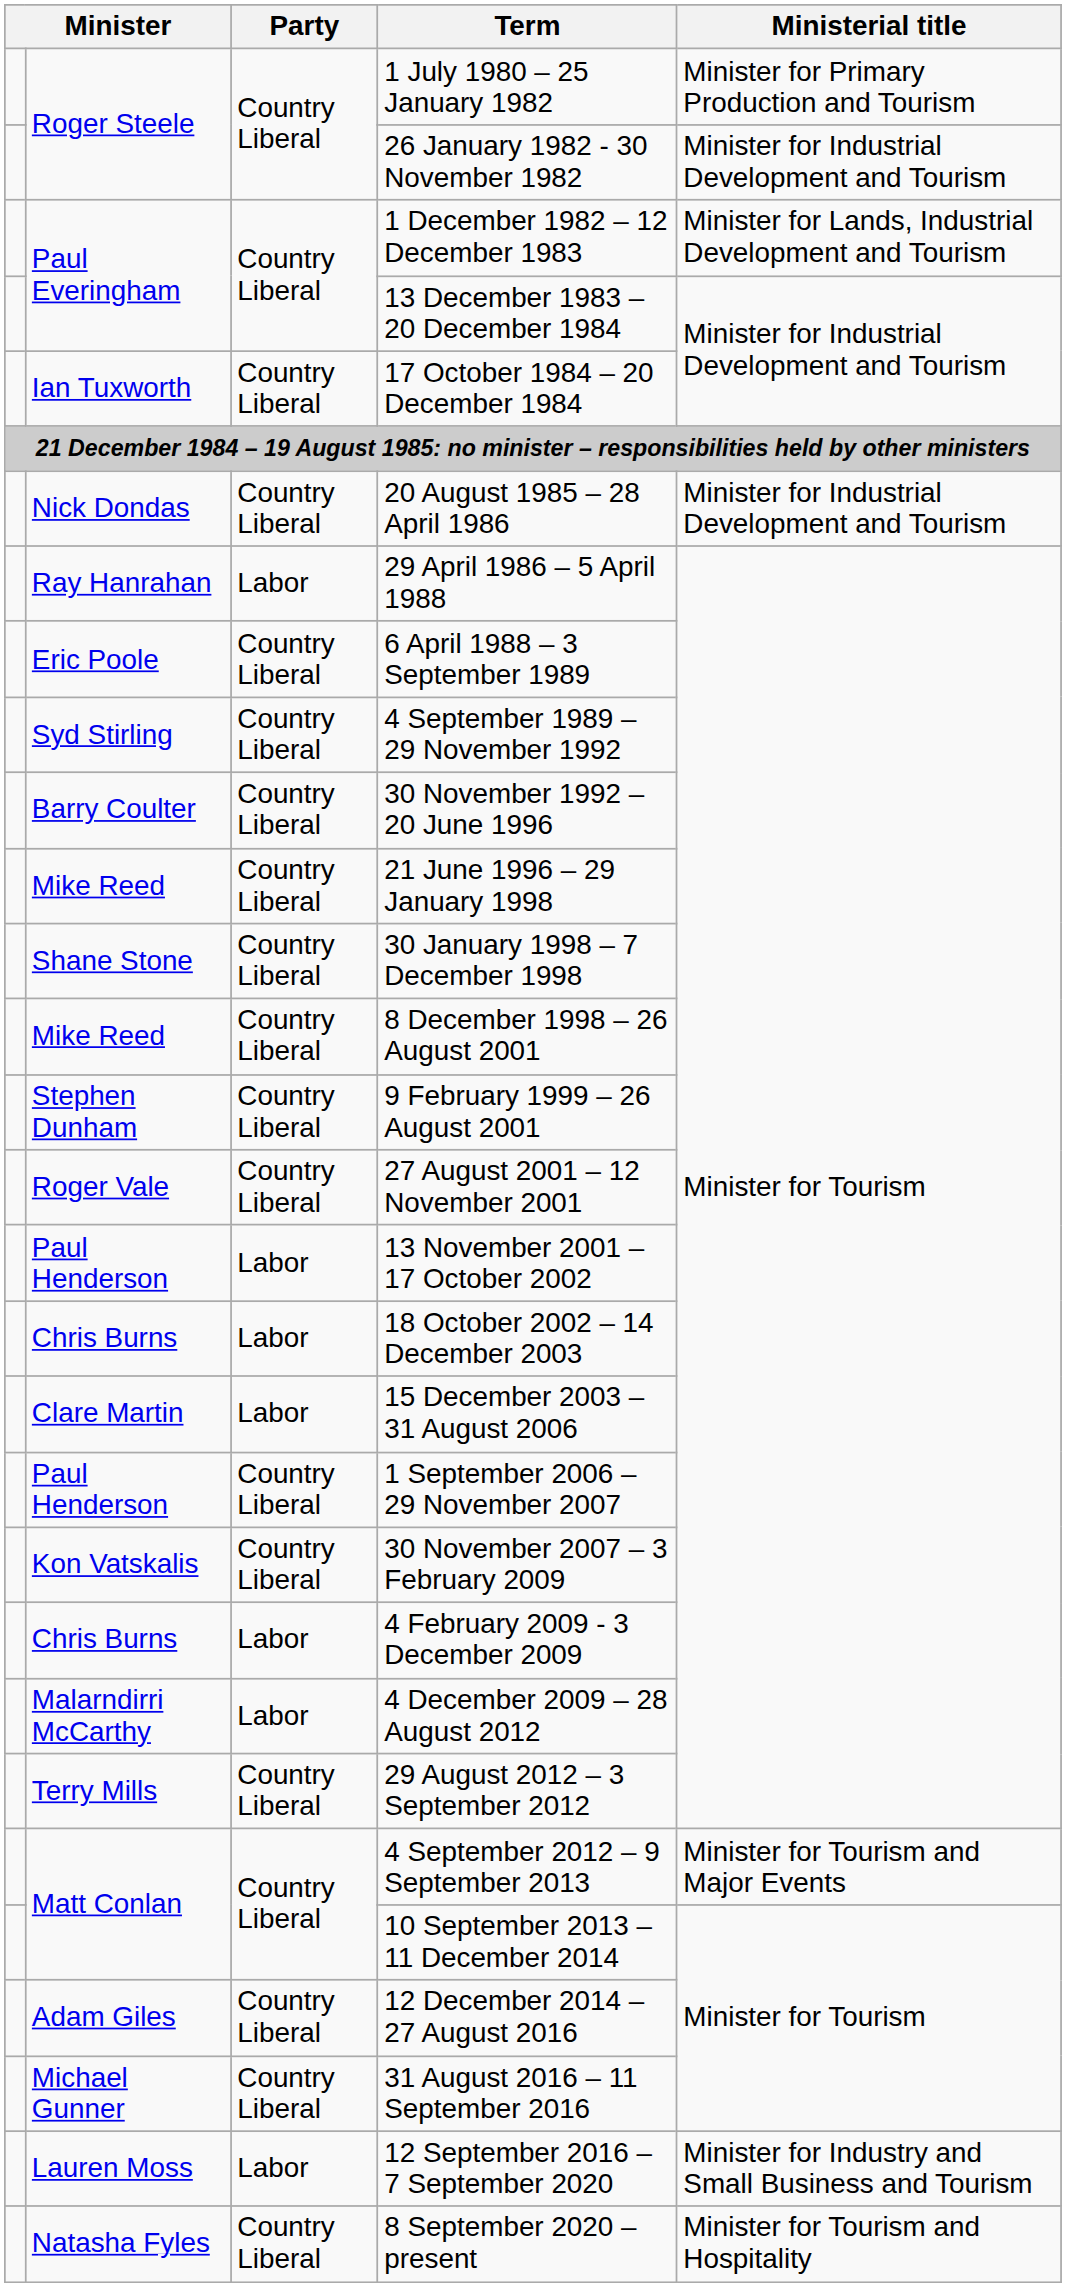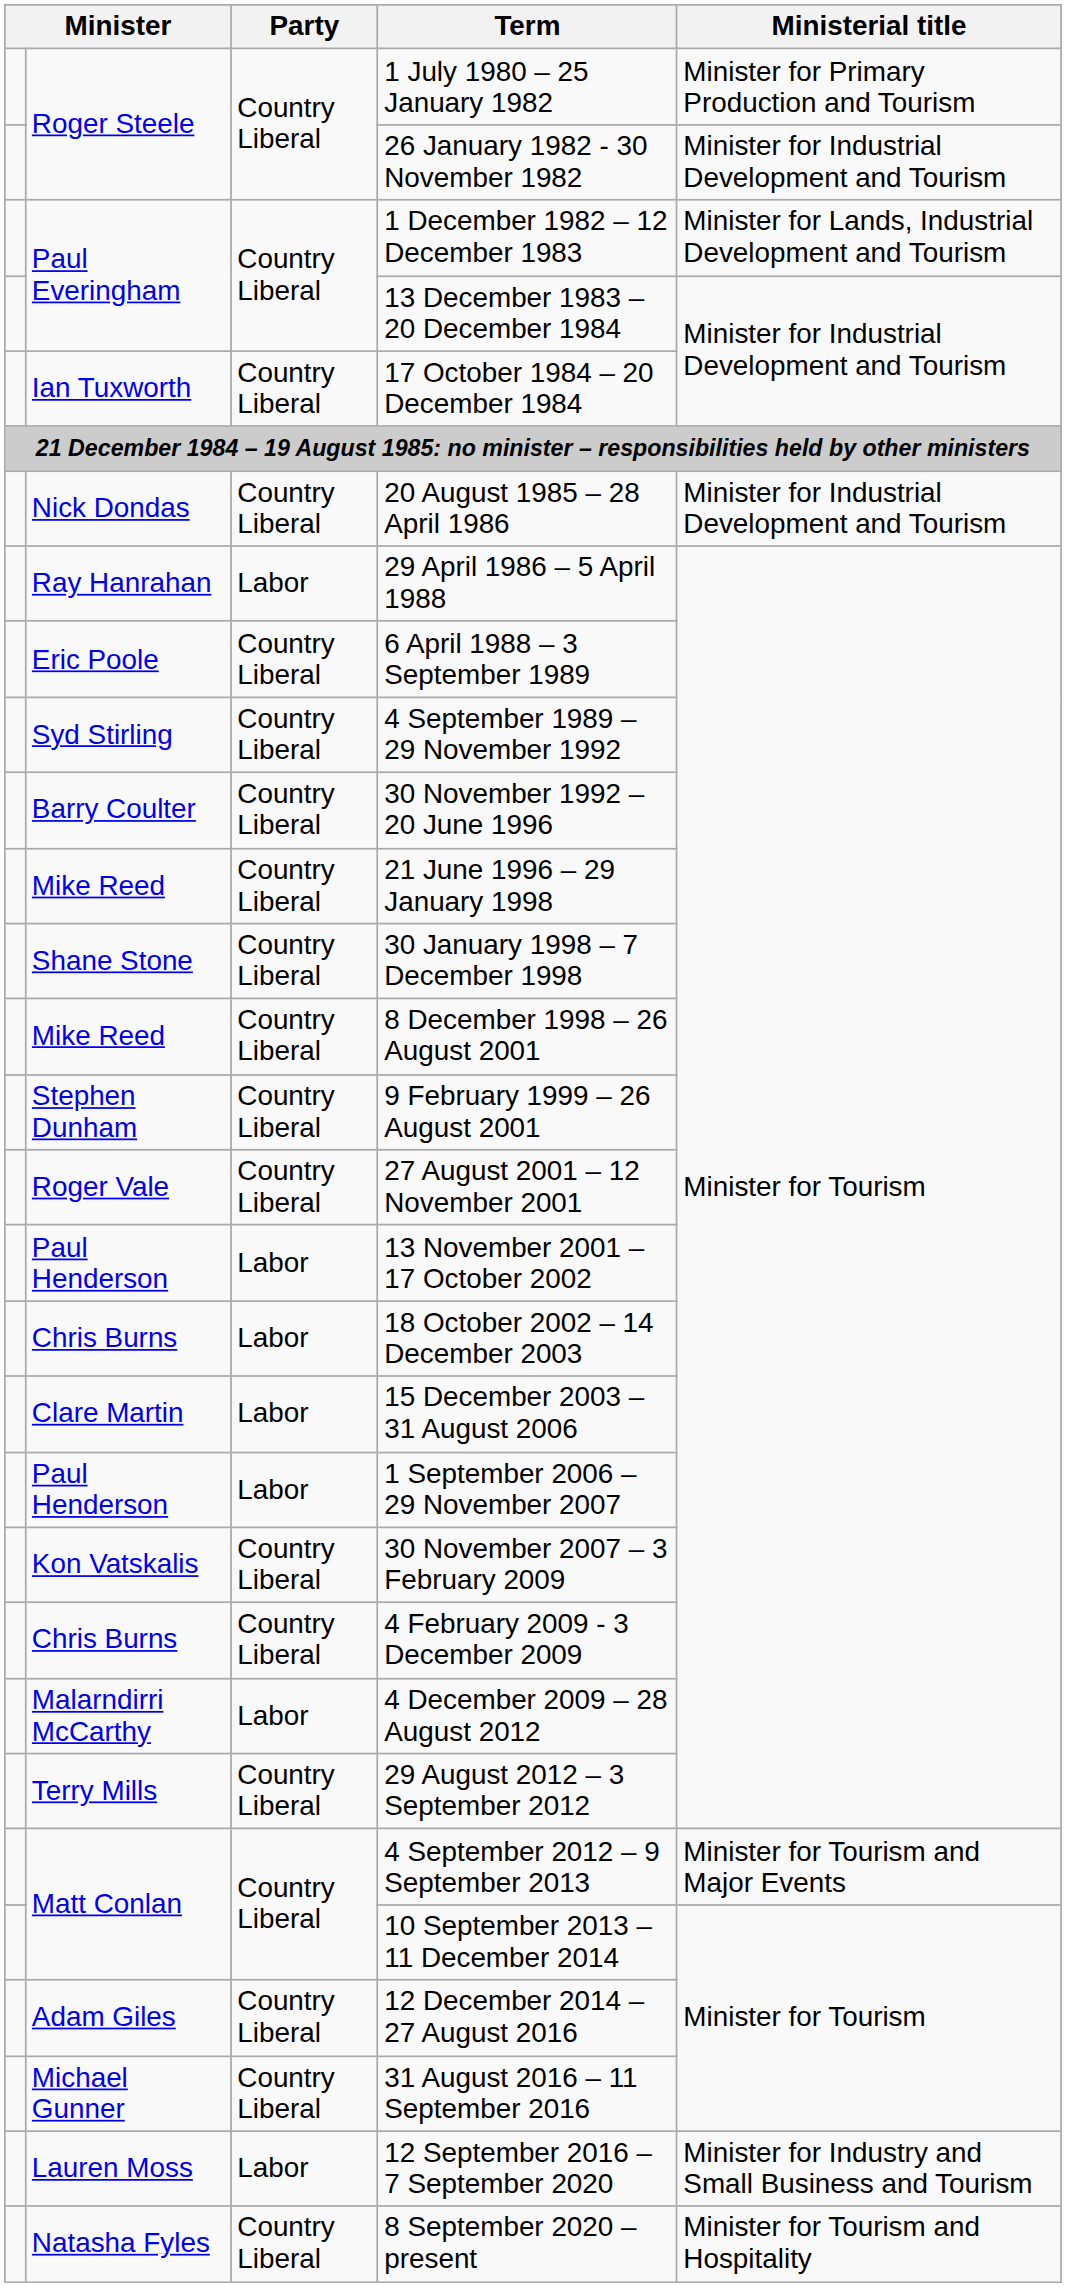(286, 1489) Country Liberal -> (273, 1489) Labor
(273, 1639) Labor -> (286, 1639) Country Liberal
